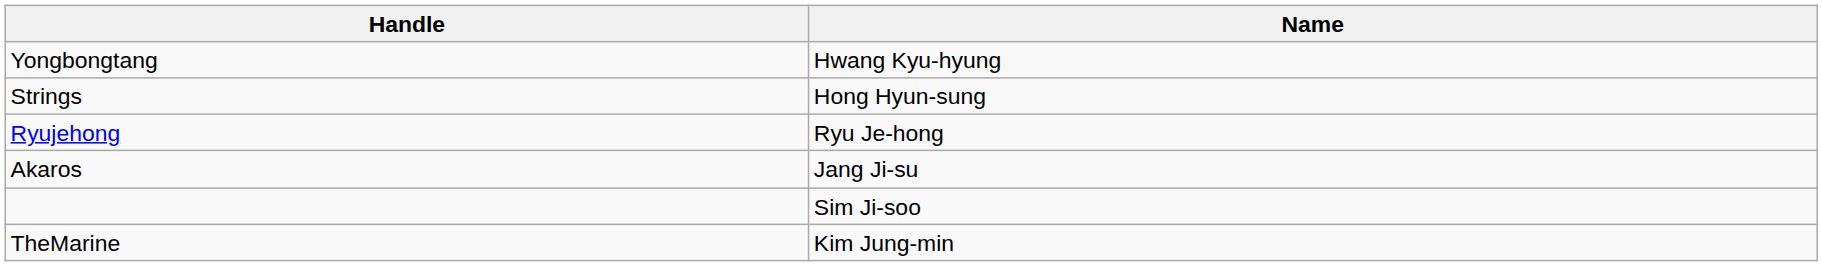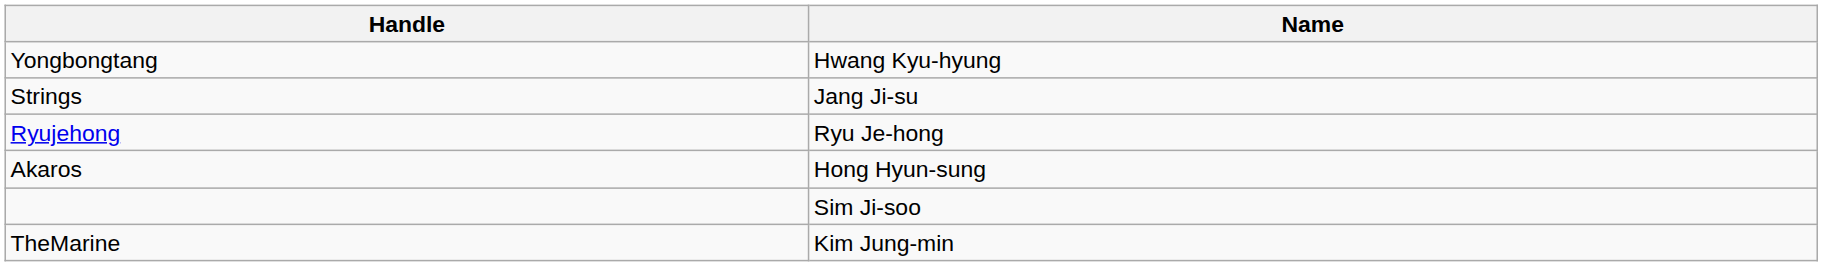(900, 97) Hong Hyun-sung -> (866, 97) Jang Ji-su
(866, 169) Jang Ji-su -> (900, 169) Hong Hyun-sung
